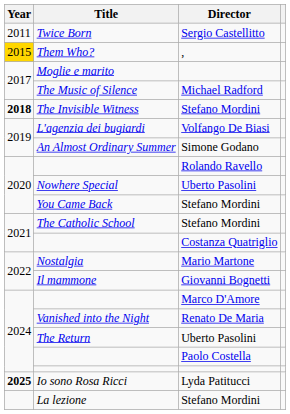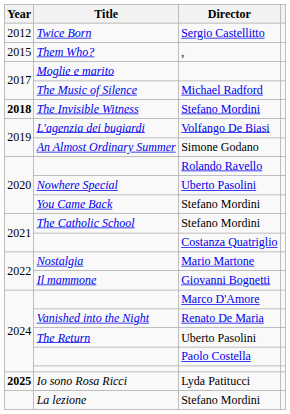(19, 33) 2011 -> (19, 33) 2012
(19, 52) gold background -> (19, 52) no background
